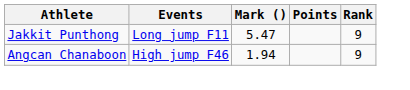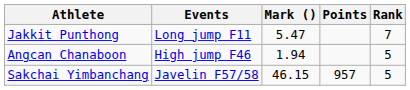(358, 35) 9 -> (388, 35) 7
(358, 55) 9 -> (388, 55) 5
+ row: (78, 75)
